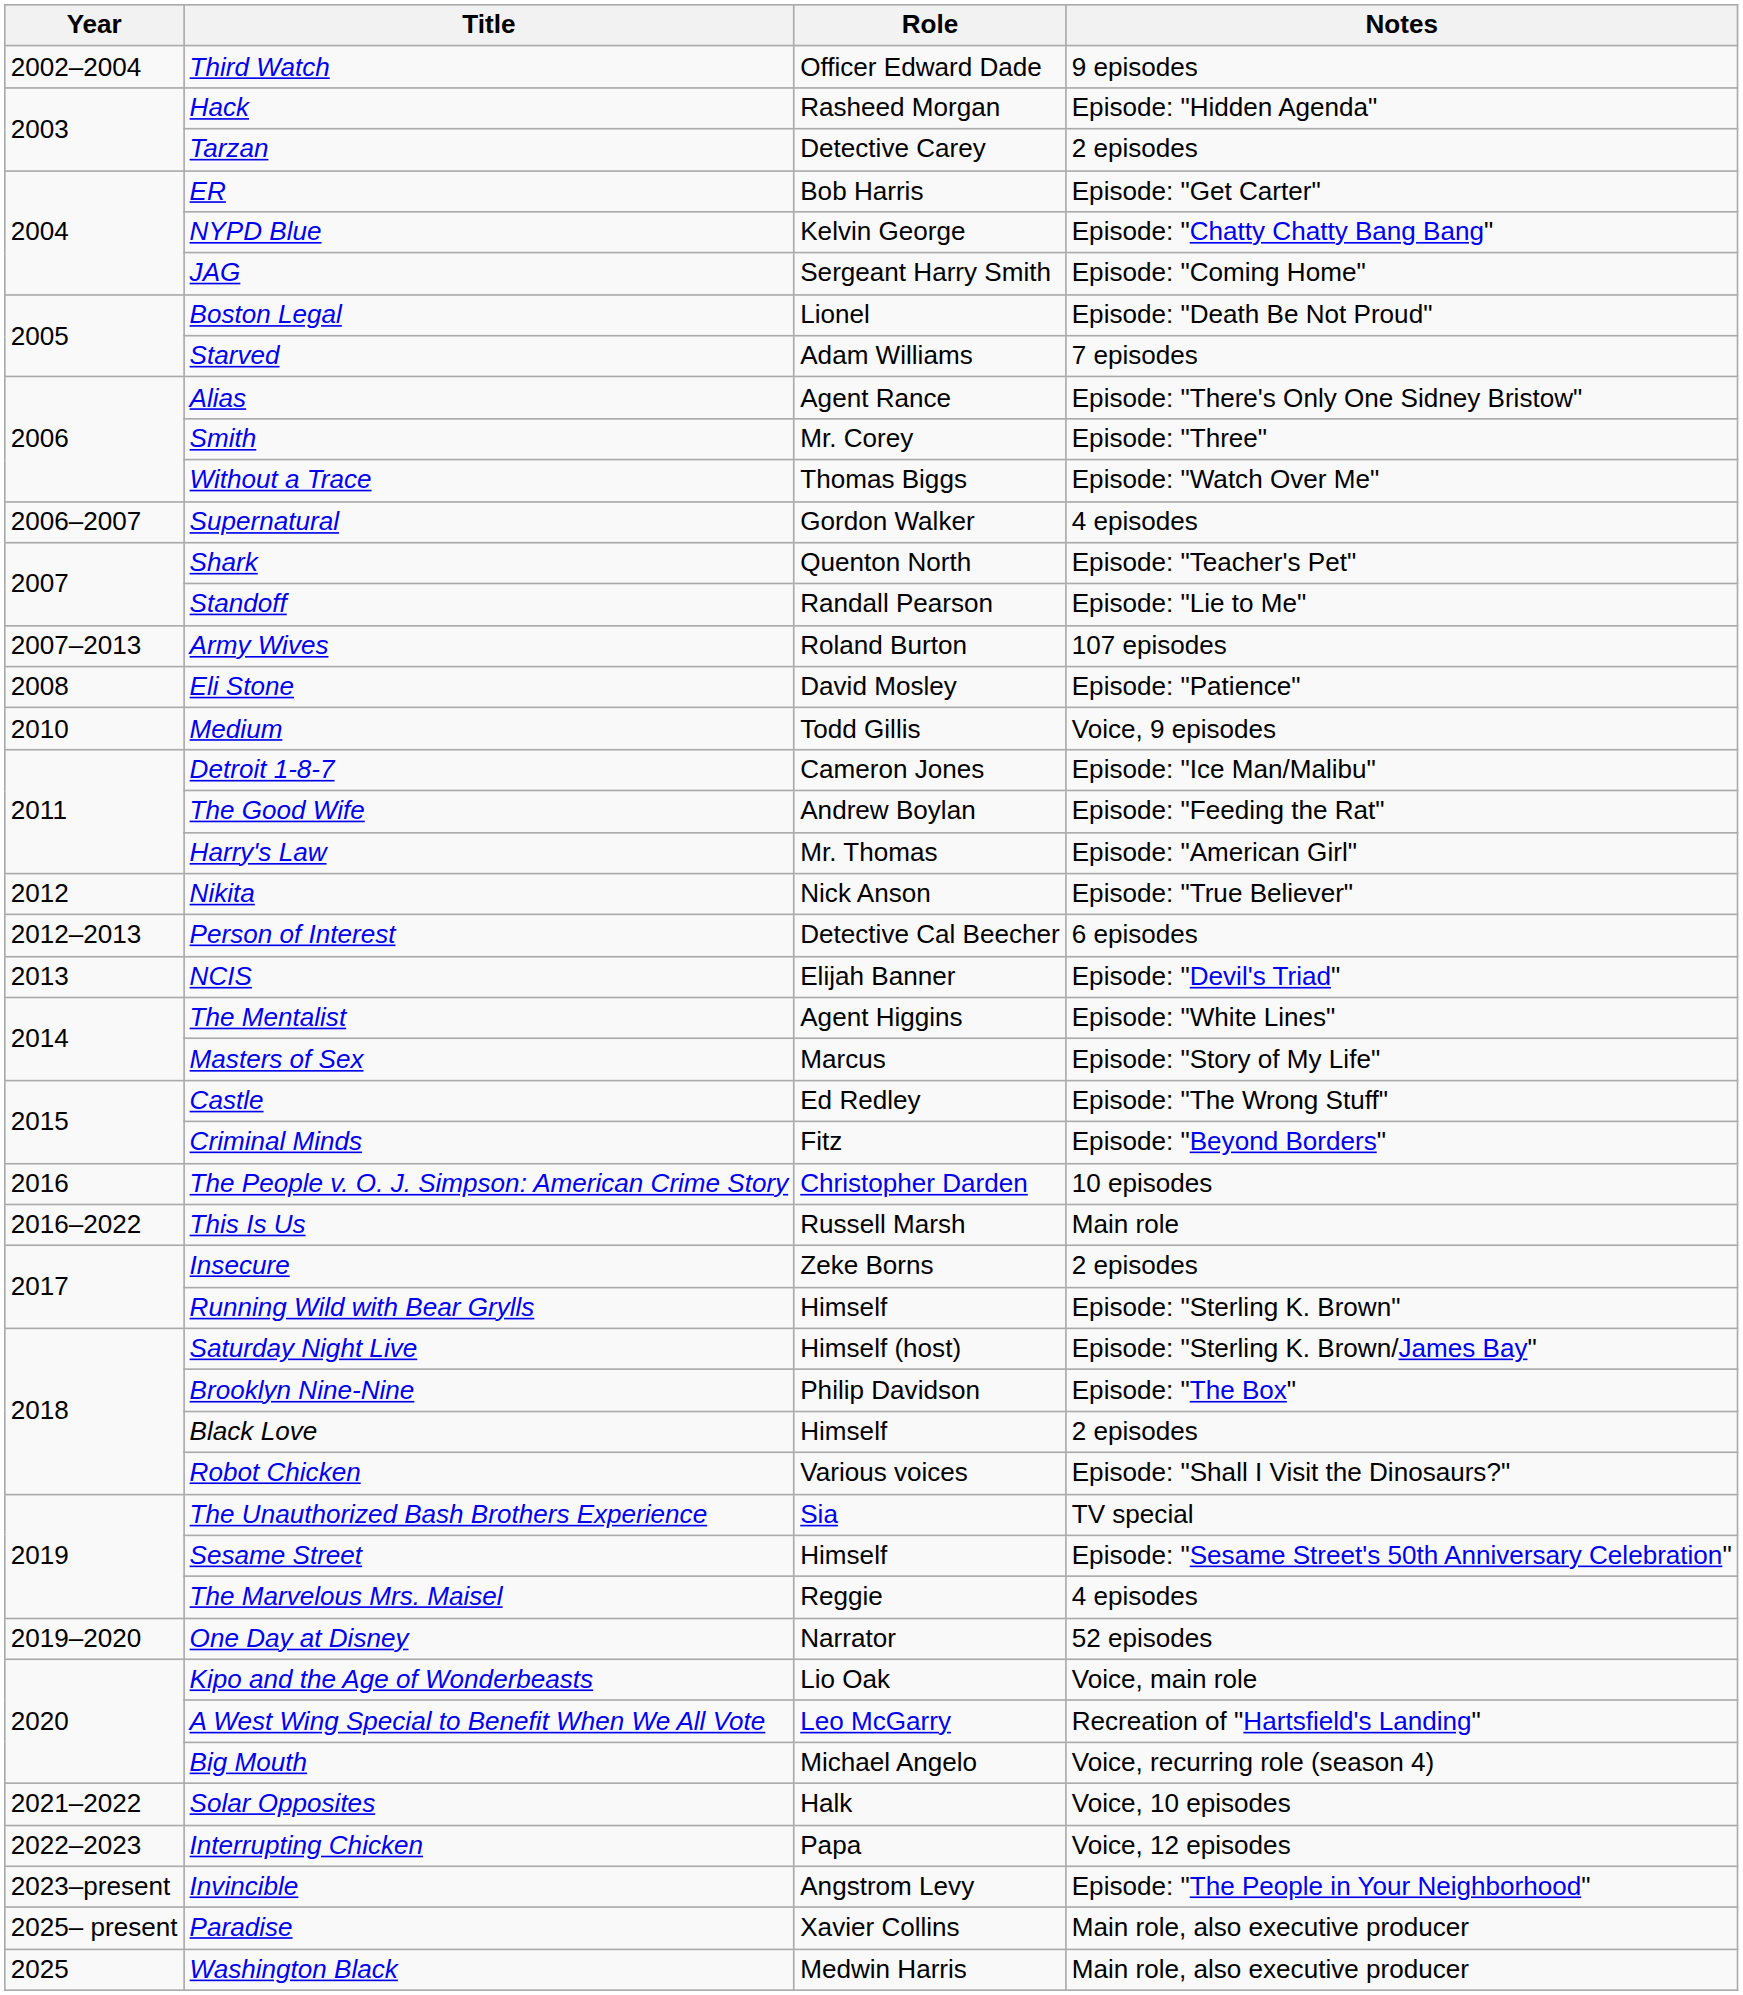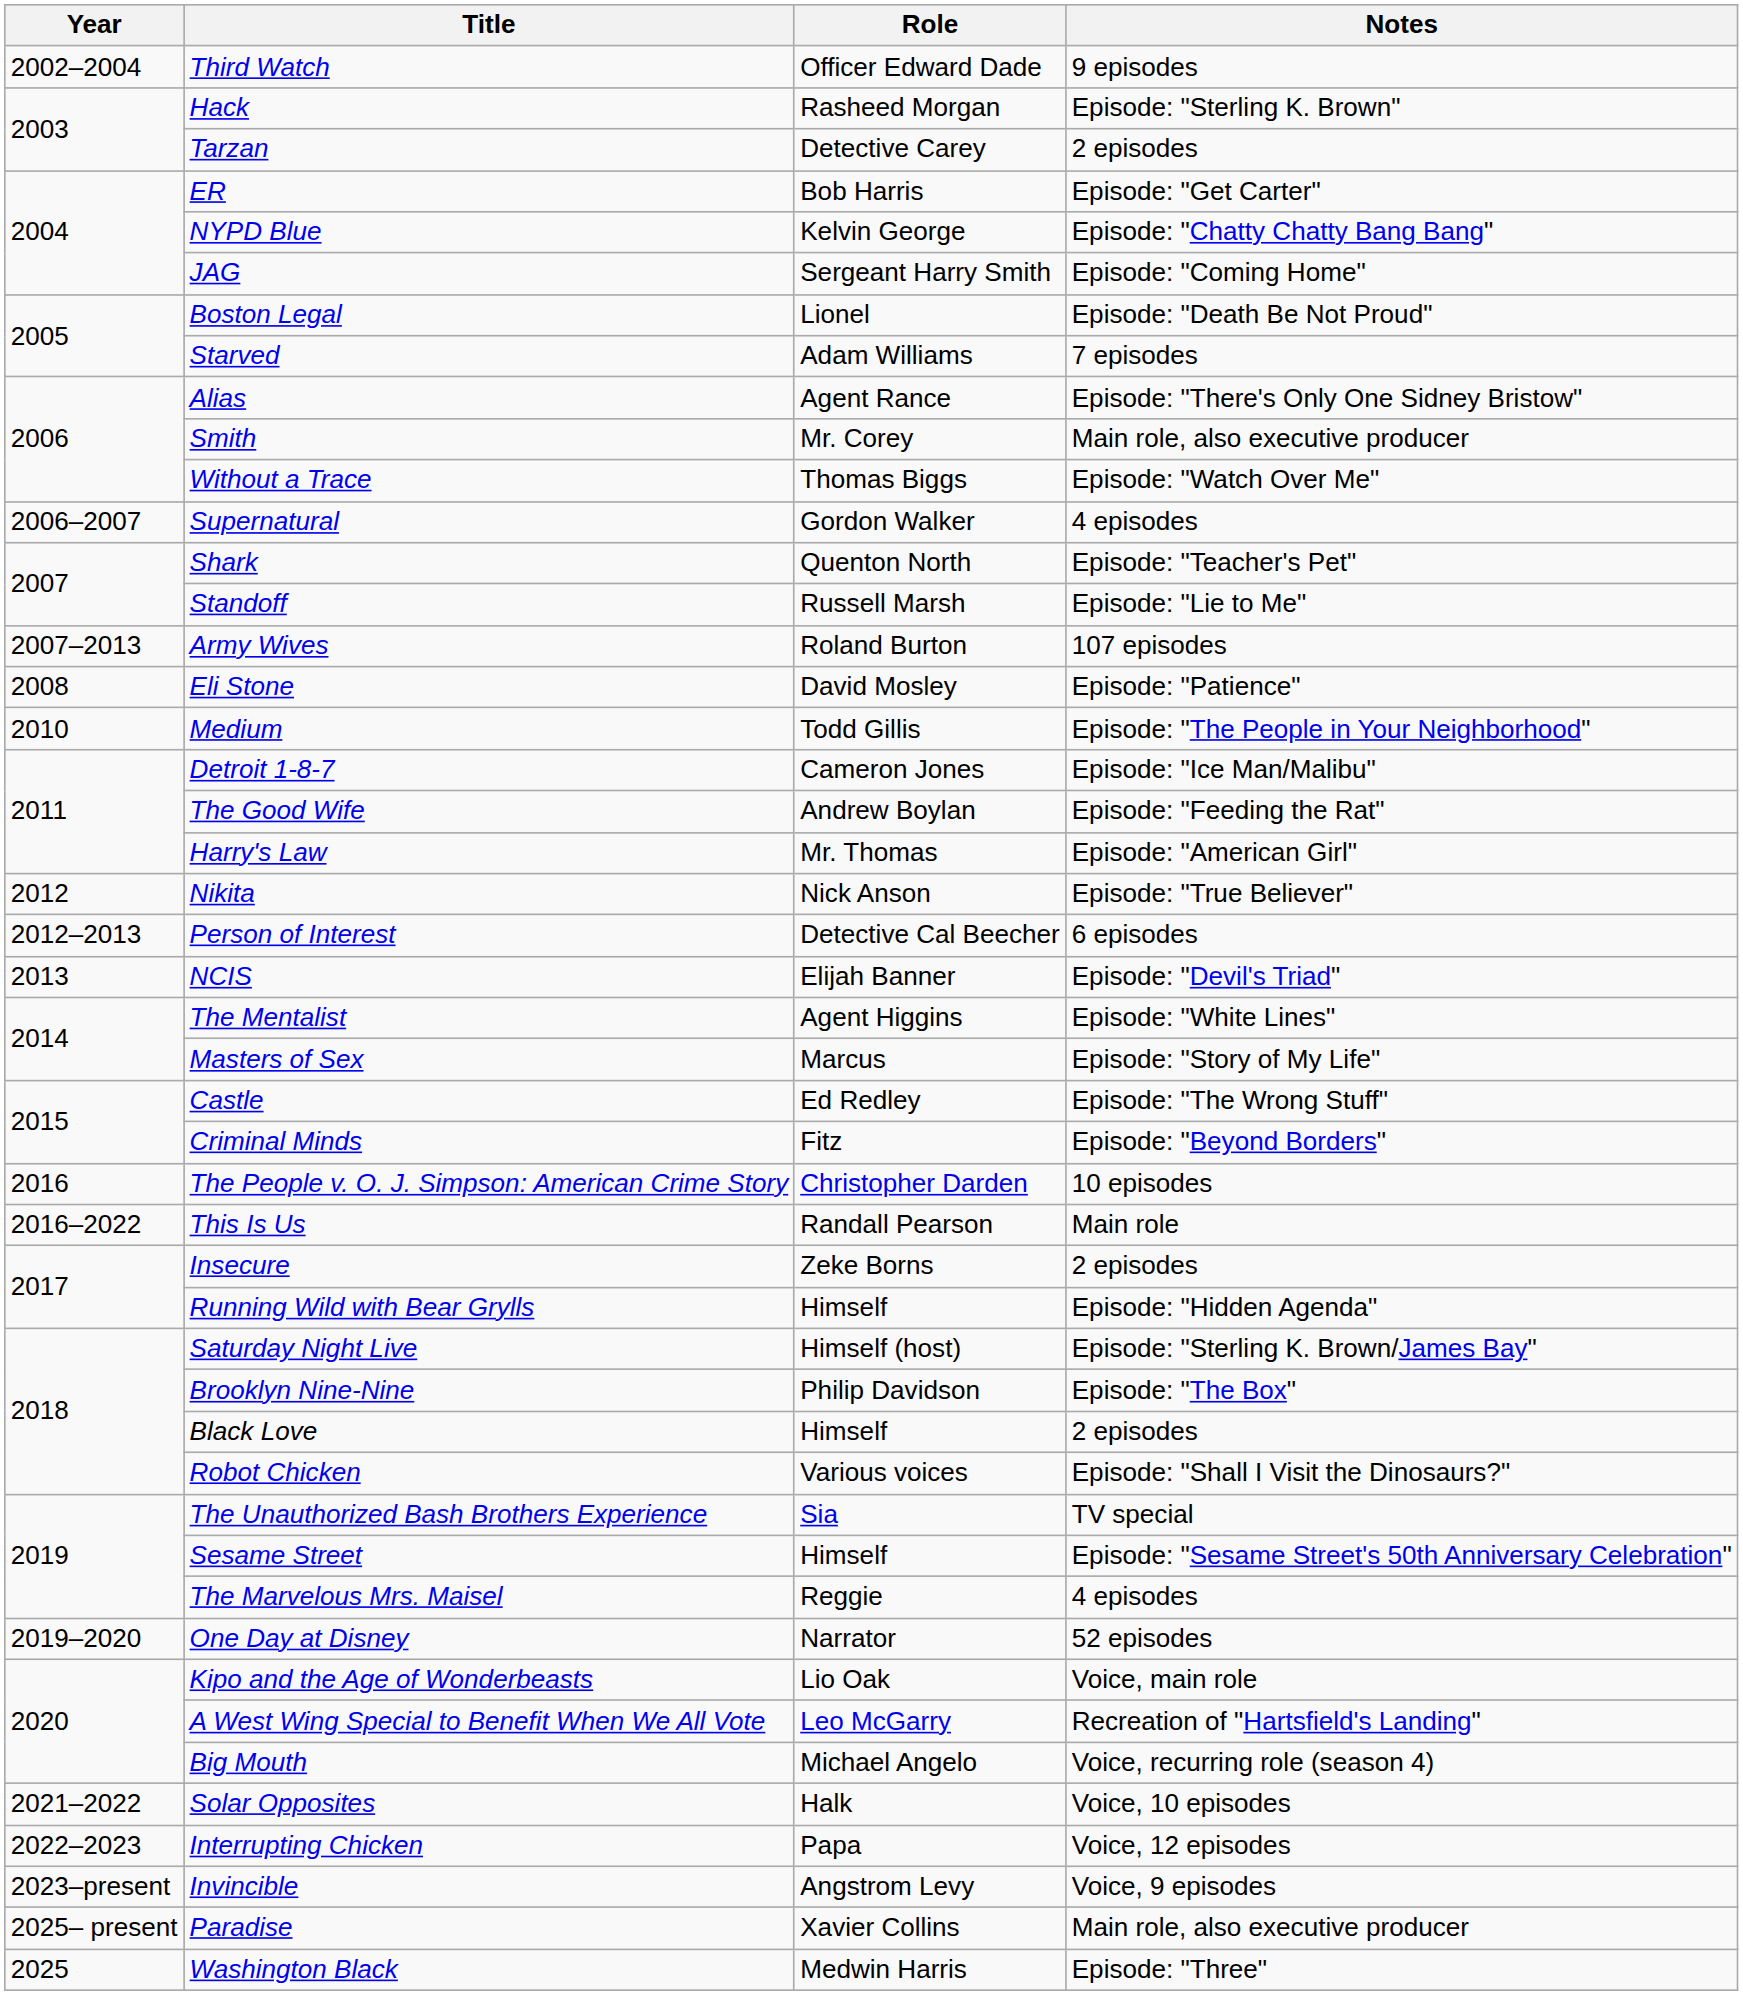(1225, 107) Episode: "Hidden Agenda" -> (1236, 107) Episode: "Sterling K. Brown"
(1169, 438) Episode: "Three" -> (1270, 438) Main role, also executive producer
(897, 604) Randall Pearson -> (883, 604) Russell Marsh
(1174, 728) Voice, 9 episodes -> (1331, 728) Episode: "The People in Your Neighborhood"
(883, 1224) Russell Marsh -> (897, 1224) Randall Pearson
(1236, 1307) Episode: "Sterling K. Brown" -> (1225, 1307) Episode: "Hidden Agenda"
(1331, 1886) Episode: "The People in Your Neighborhood" -> (1174, 1886) Voice, 9 episodes
(1270, 1969) Main role, also executive producer -> (1169, 1969) Episode: "Three"
